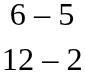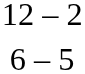rows swapped: (42, 59) <-> (42, 14)
